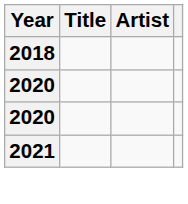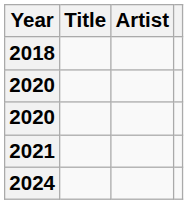+ row: (32, 183)
